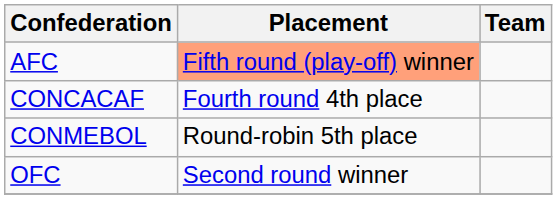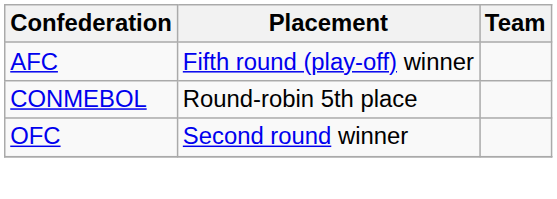(328, 61) lightsalmon background -> (328, 61) no background
- row: (77, 99)
